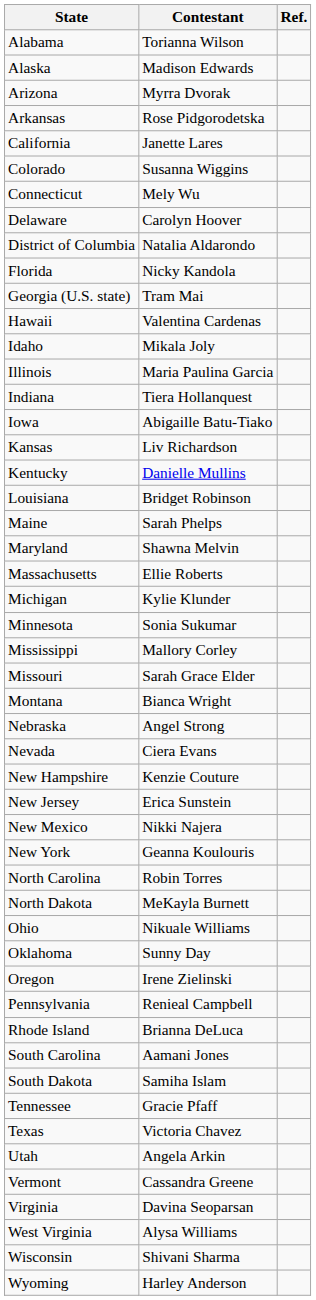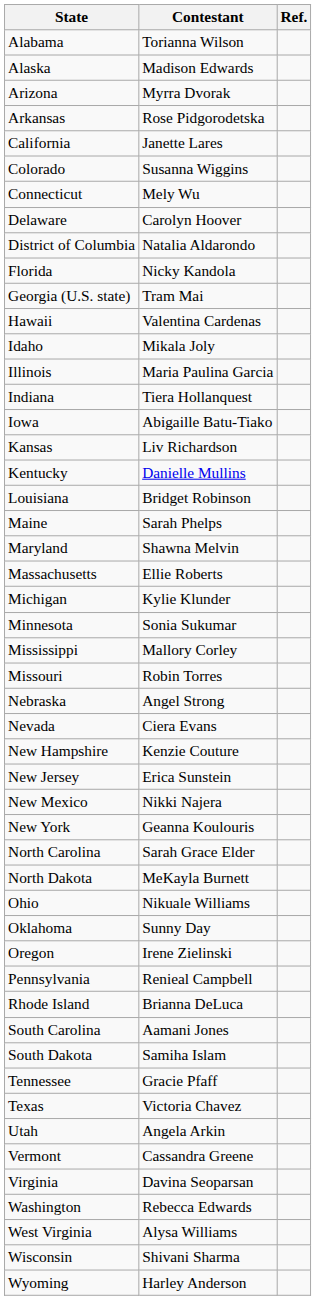(198, 675) Sarah Grace Elder -> (182, 675) Robin Torres
- row: (35, 700)
(182, 877) Robin Torres -> (198, 852) Sarah Grace Elder
+ row: (45, 1207)
